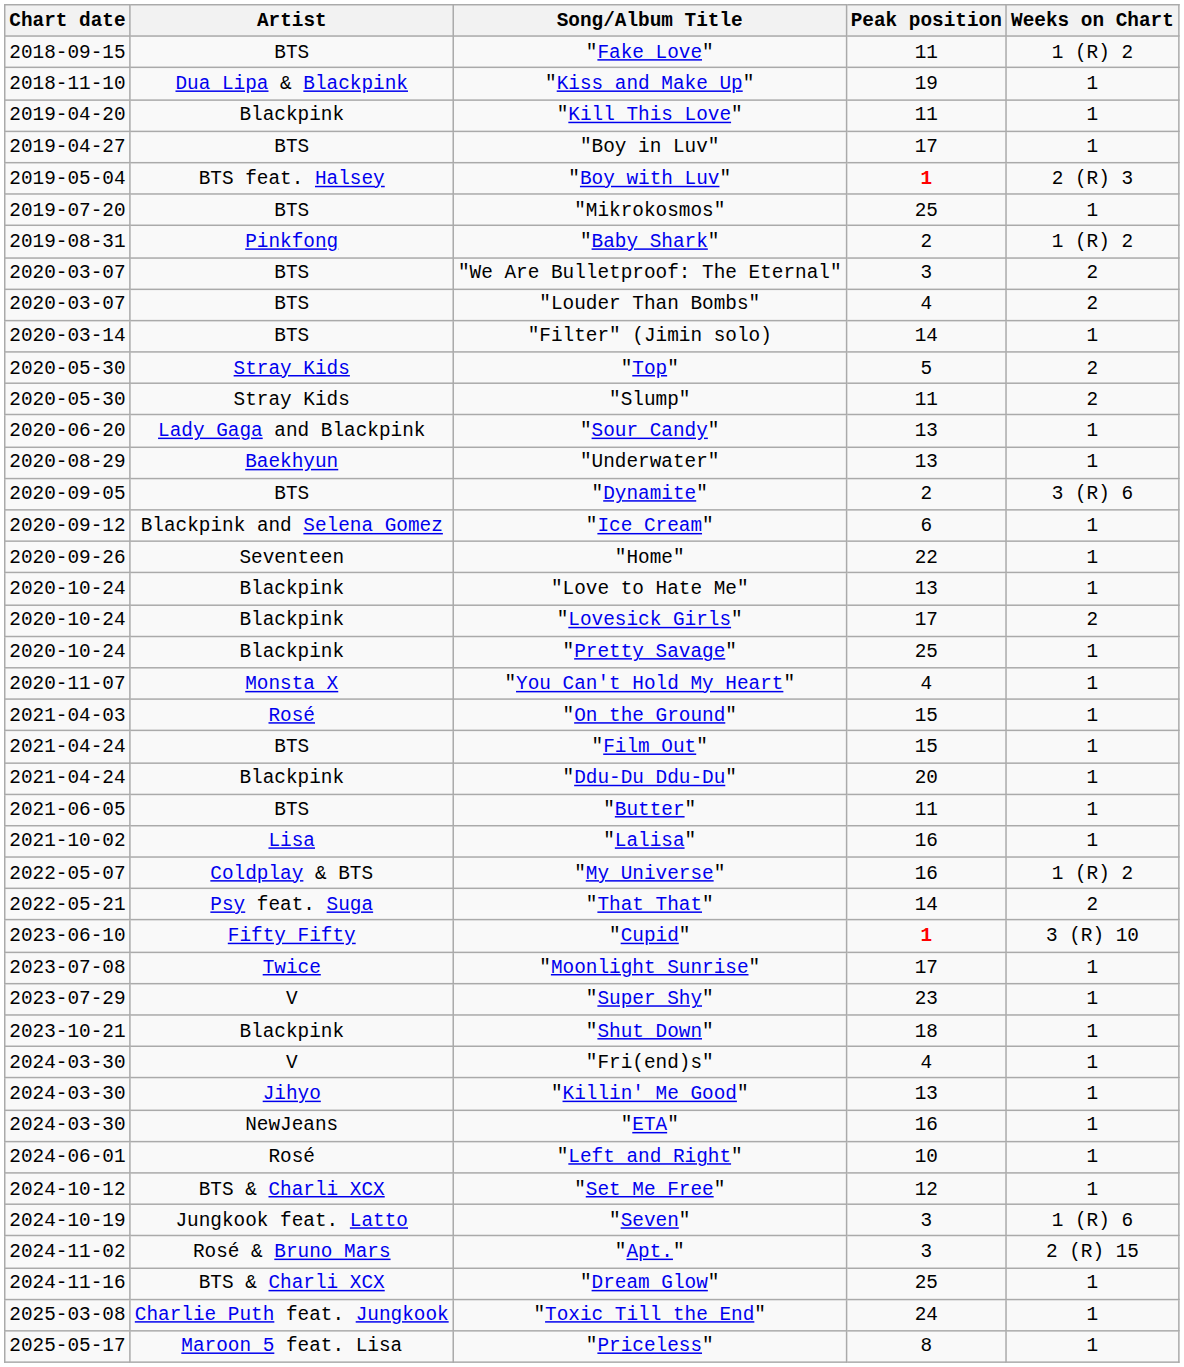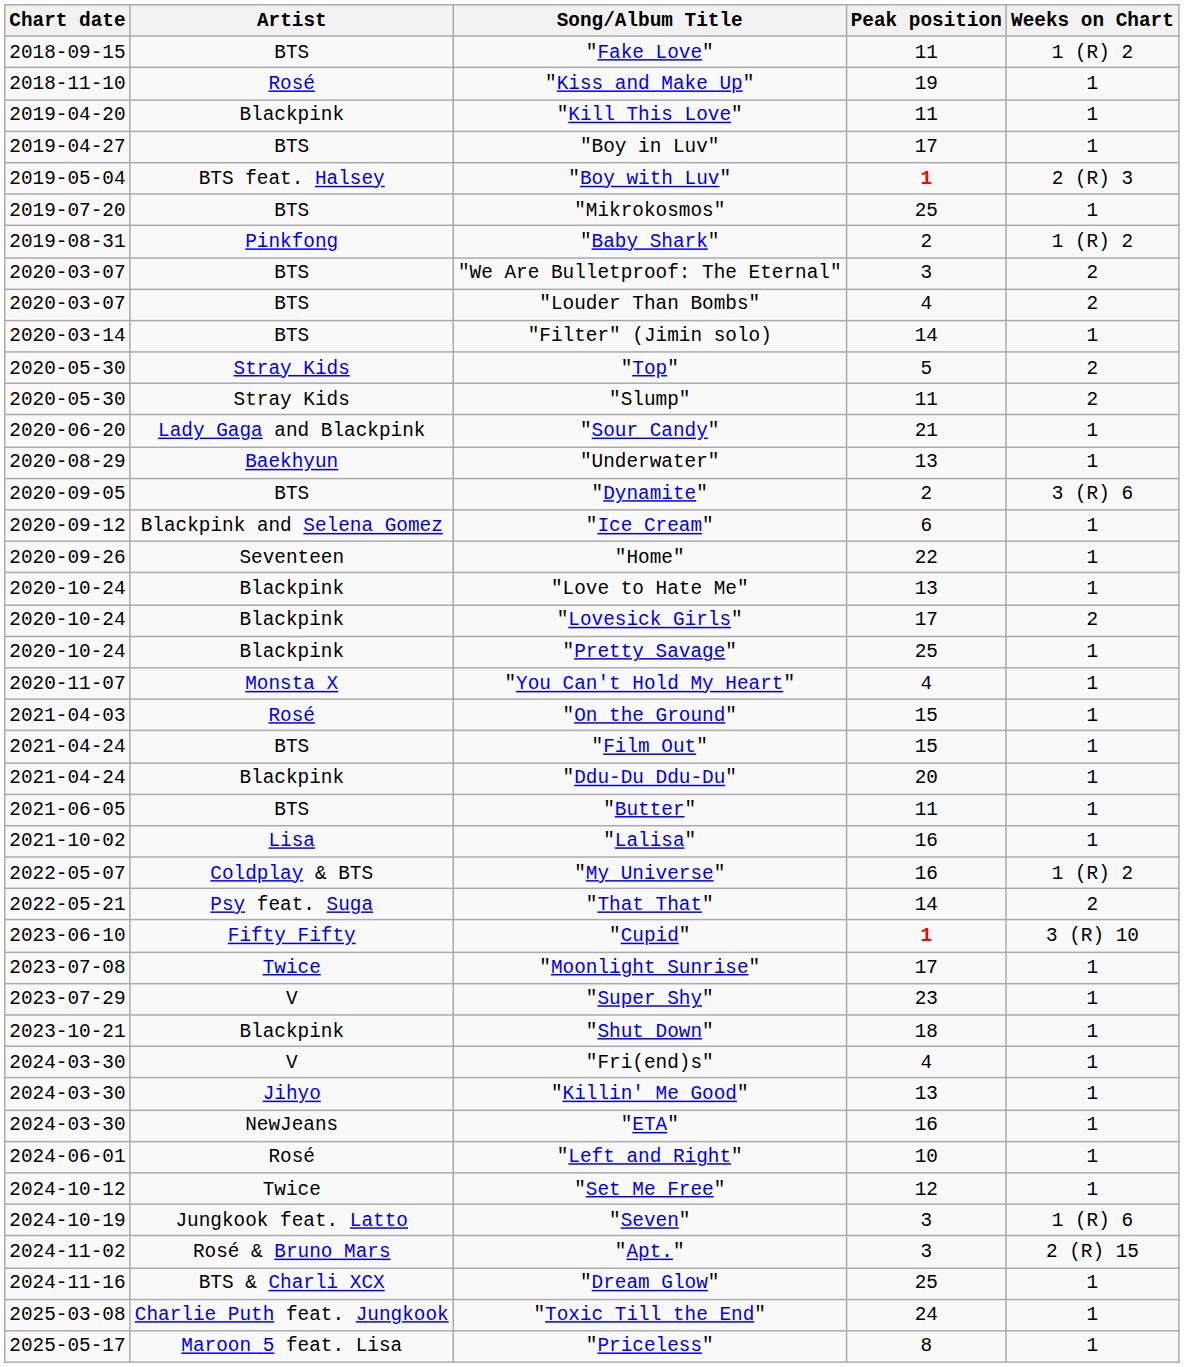(292, 84) Dua Lipa & Blackpink -> (292, 84) Rosé
(926, 431) 13 -> (926, 431) 21
(292, 1189) BTS & Charli XCX -> (292, 1189) Twice
